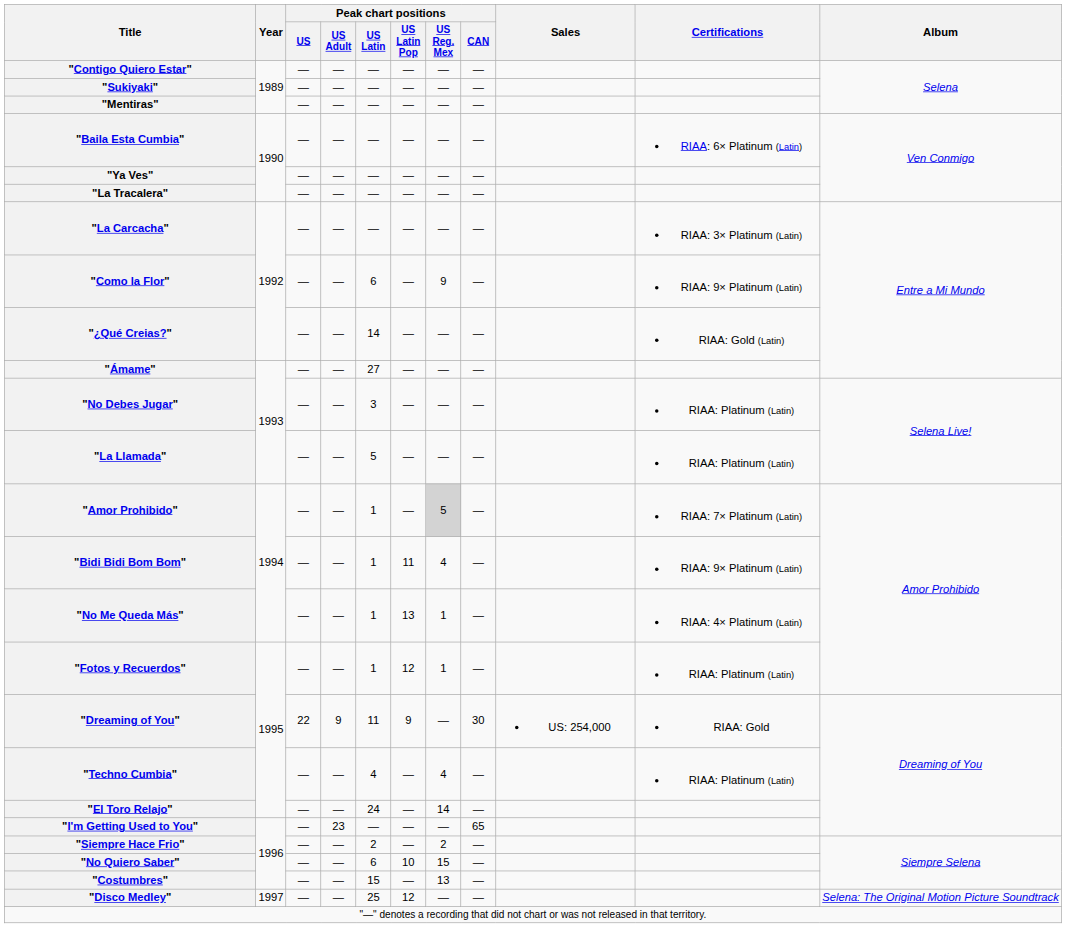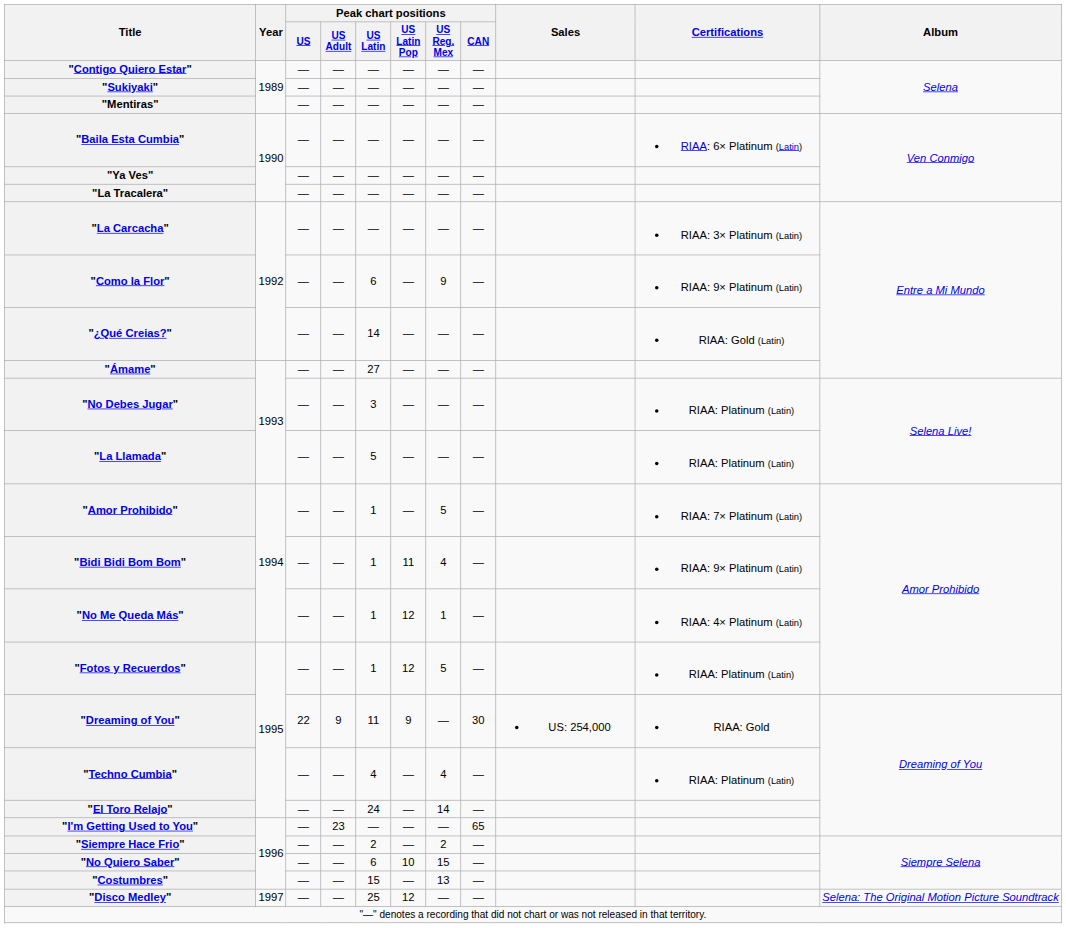(443, 510) lightgrey background -> (443, 510) no background
(408, 615) 13 -> (408, 615) 12
(443, 668) 1 -> (443, 668) 5
